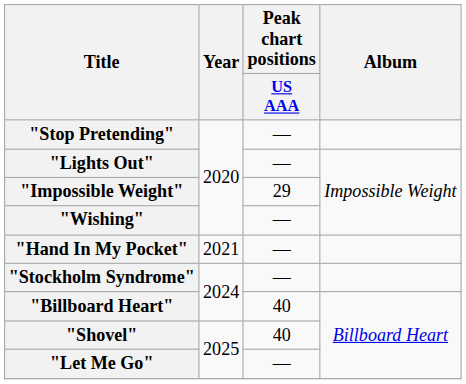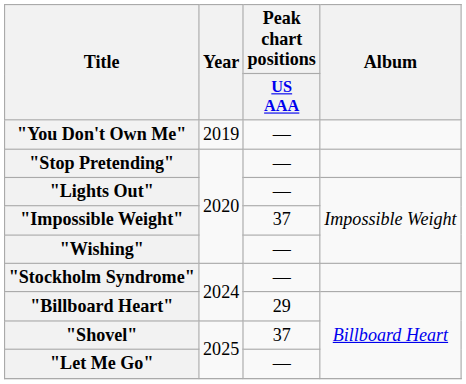+ row: (102, 134)
(282, 191) 29 -> (282, 220) 37
- row: (102, 248)
(282, 306) 40 -> (282, 306) 29
(282, 334) 40 -> (282, 334) 37
